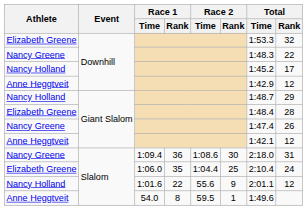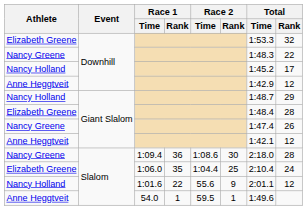(289, 155) 31 -> (289, 155) 28
(177, 198) 8 -> (177, 198) 1
